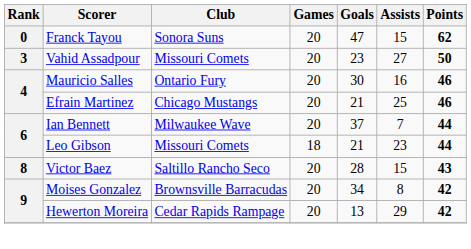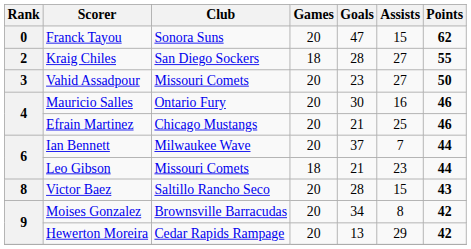+ row: (81, 59)
